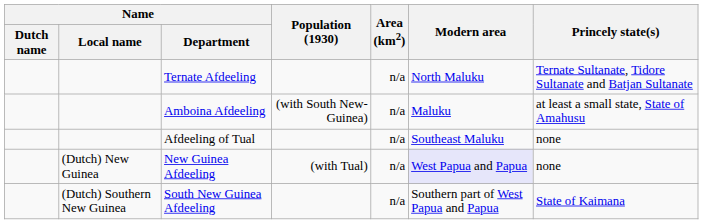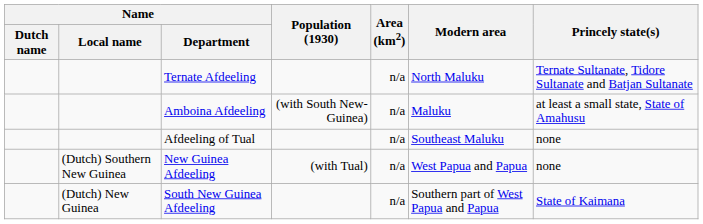(95, 166) (Dutch) New Guinea -> (106, 166) (Dutch) Southern New Guinea
(469, 166) lavender background -> (469, 166) no background
(106, 201) (Dutch) Southern New Guinea -> (95, 201) (Dutch) New Guinea
